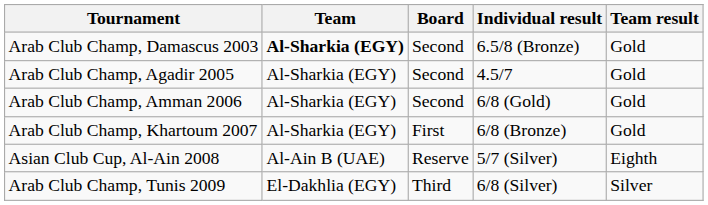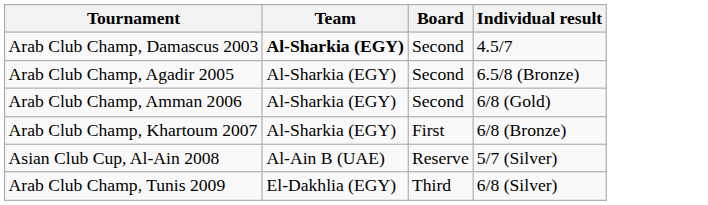- column: (655, 18)
(528, 46) 6.5/8 (Bronze) -> (495, 46) 4.5/7
(495, 74) 4.5/7 -> (528, 74) 6.5/8 (Bronze)
